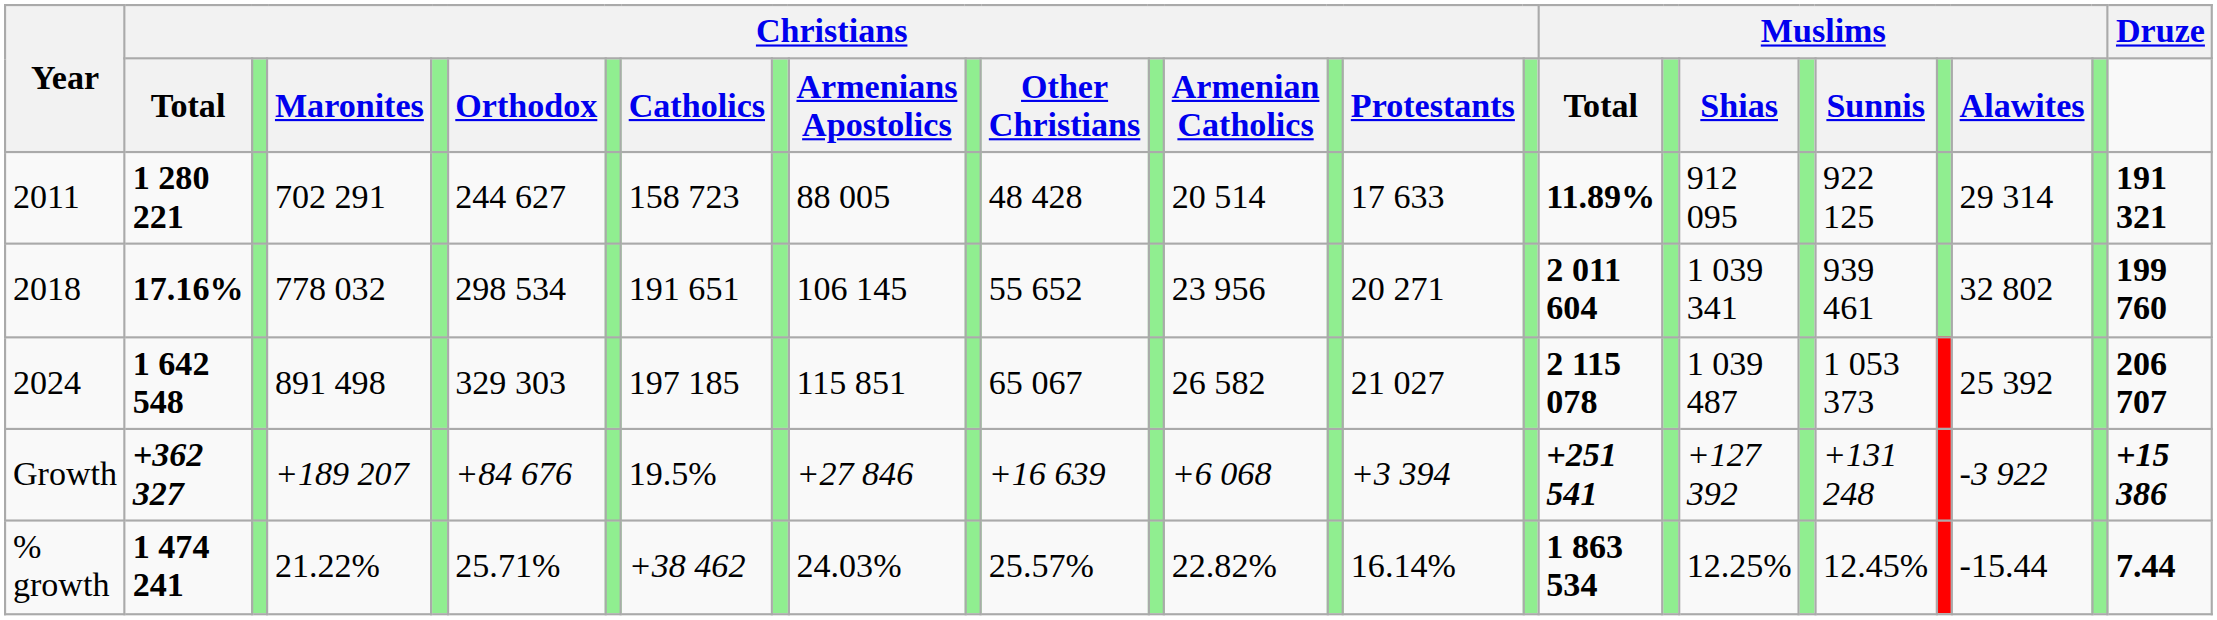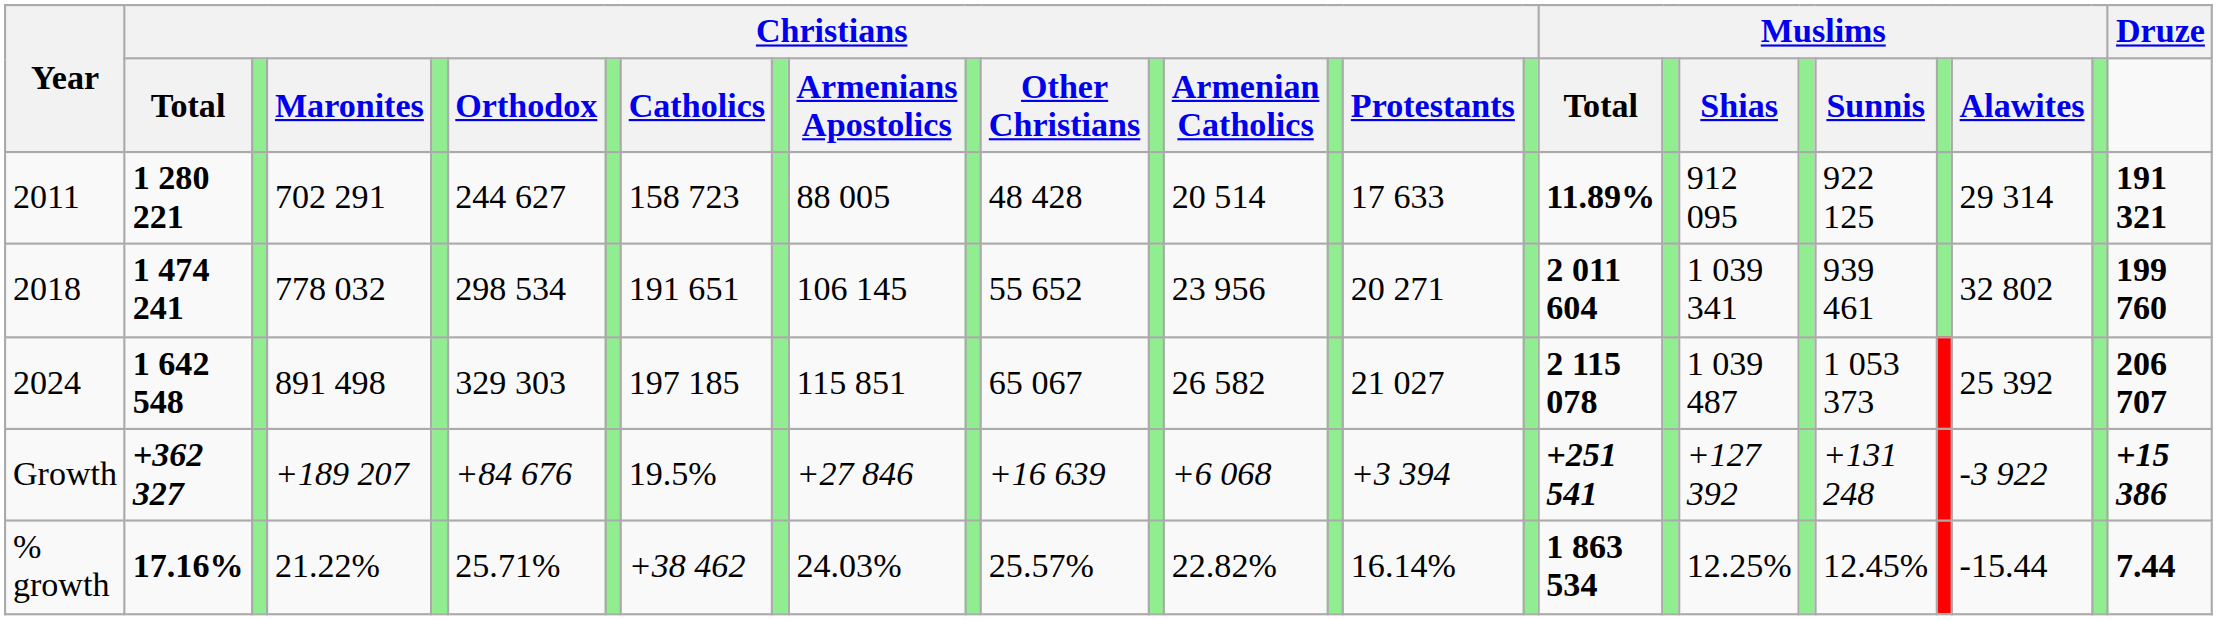(188, 289) 17.16% -> (171, 289) 1 474 241
(171, 566) 1 474 241 -> (188, 566) 17.16%
